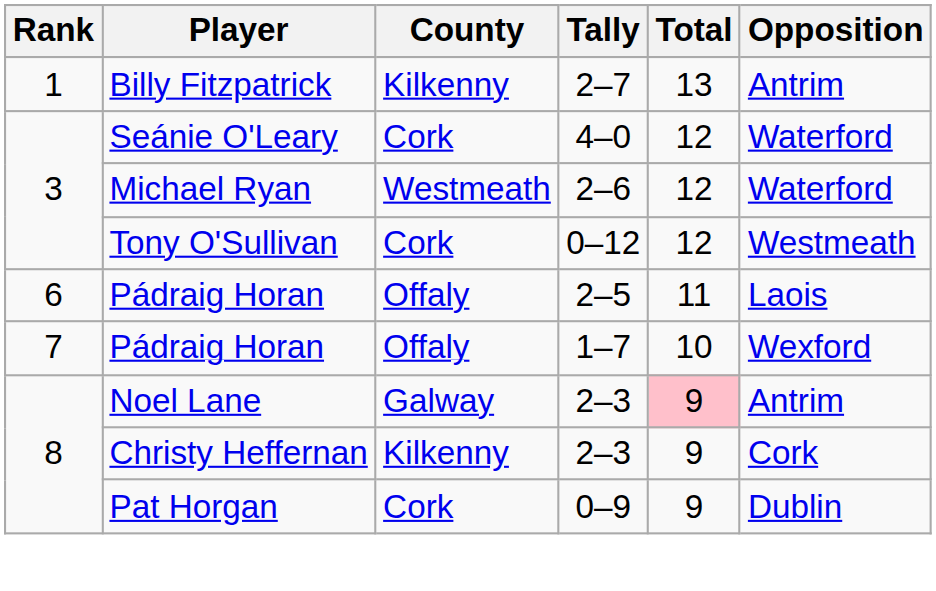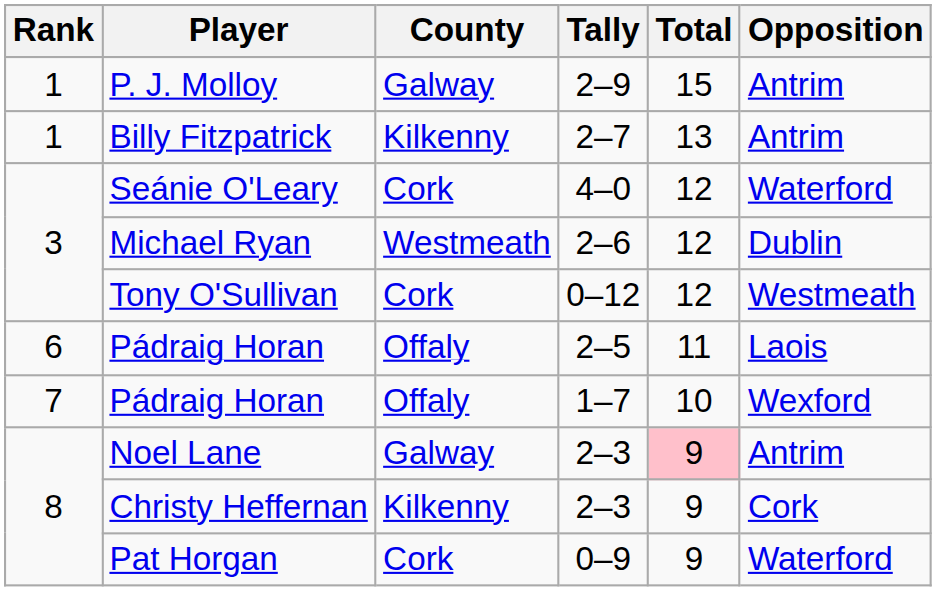+ row: (193, 83)
(820, 189) Waterford -> (795, 242) Dublin
(795, 505) Dublin -> (820, 558) Waterford
